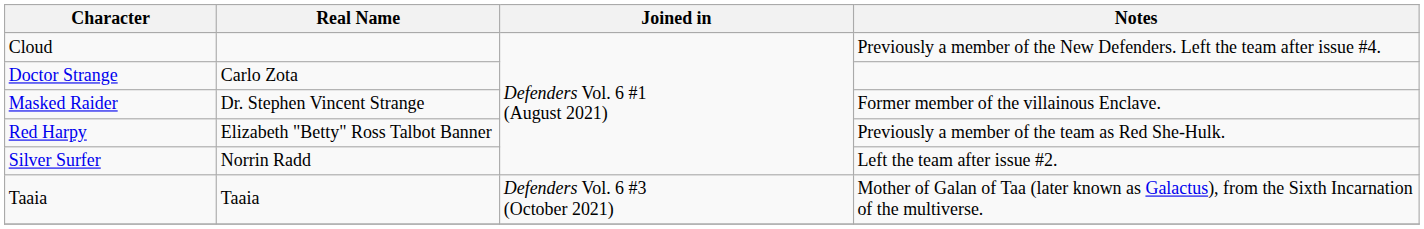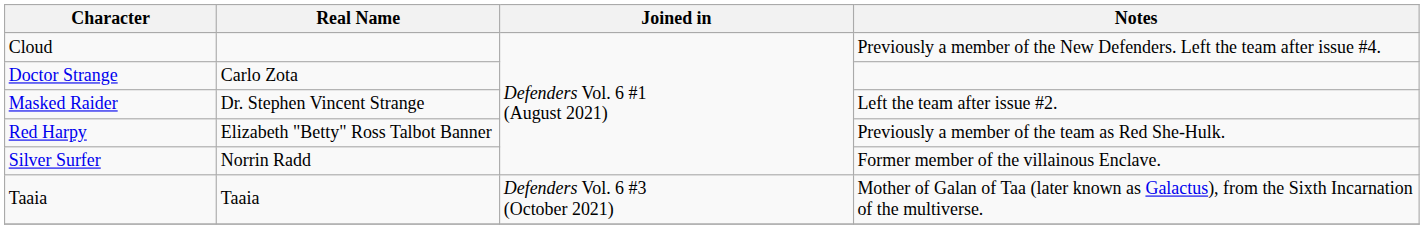(1009, 103) Former member of the villainous Enclave. -> (957, 103) Left the team after issue #2.
(957, 160) Left the team after issue #2. -> (1009, 160) Former member of the villainous Enclave.
